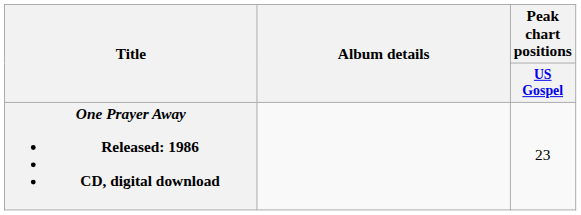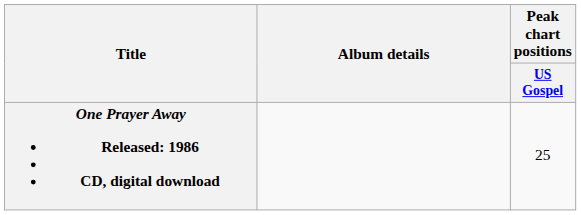(543, 156) 23 -> (543, 156) 25
